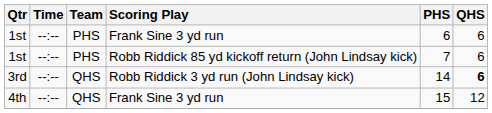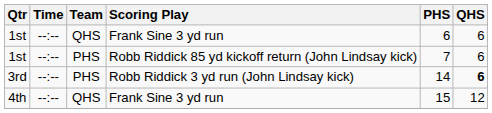(86, 35) PHS -> (86, 35) QHS
(86, 77) QHS -> (86, 77) PHS
